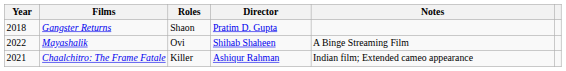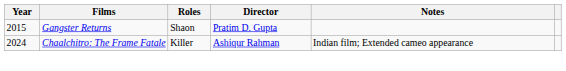(16, 27) 2018 -> (16, 27) 2015
- row: (65, 43)
(16, 58) 2021 -> (16, 43) 2024
